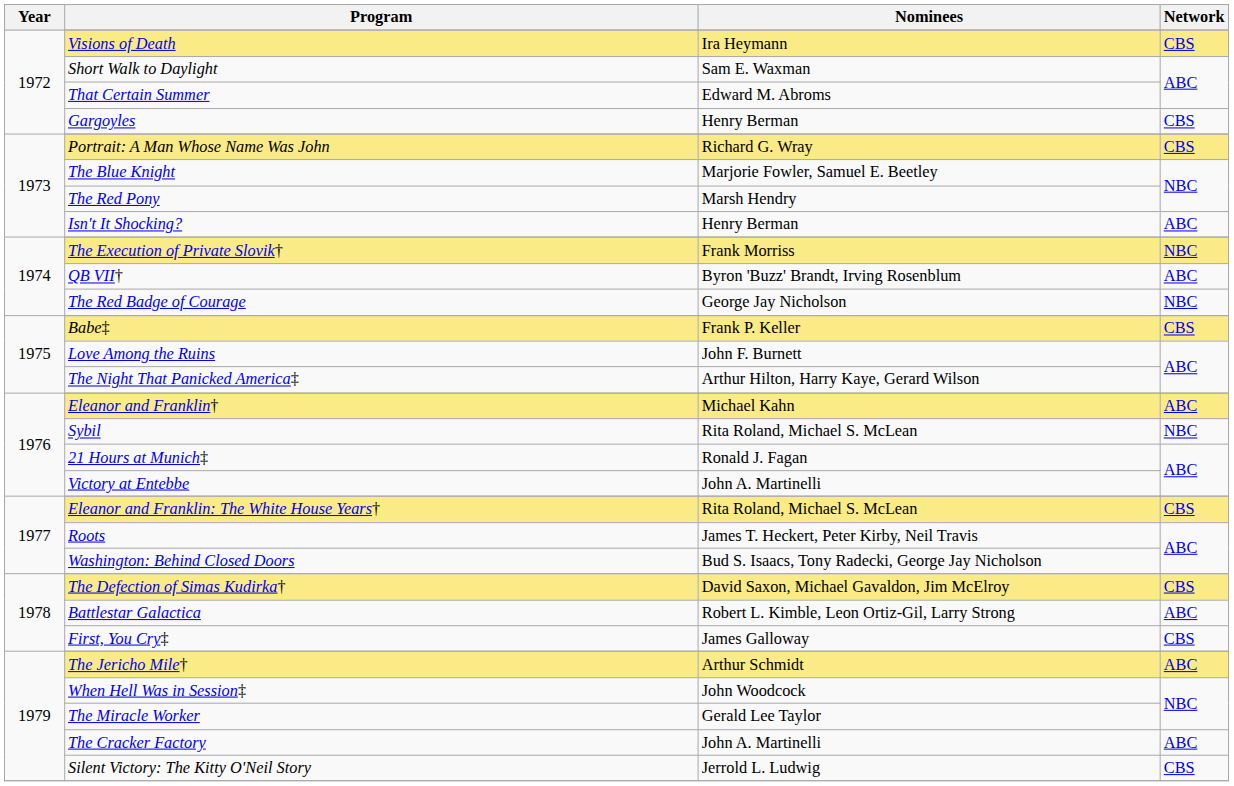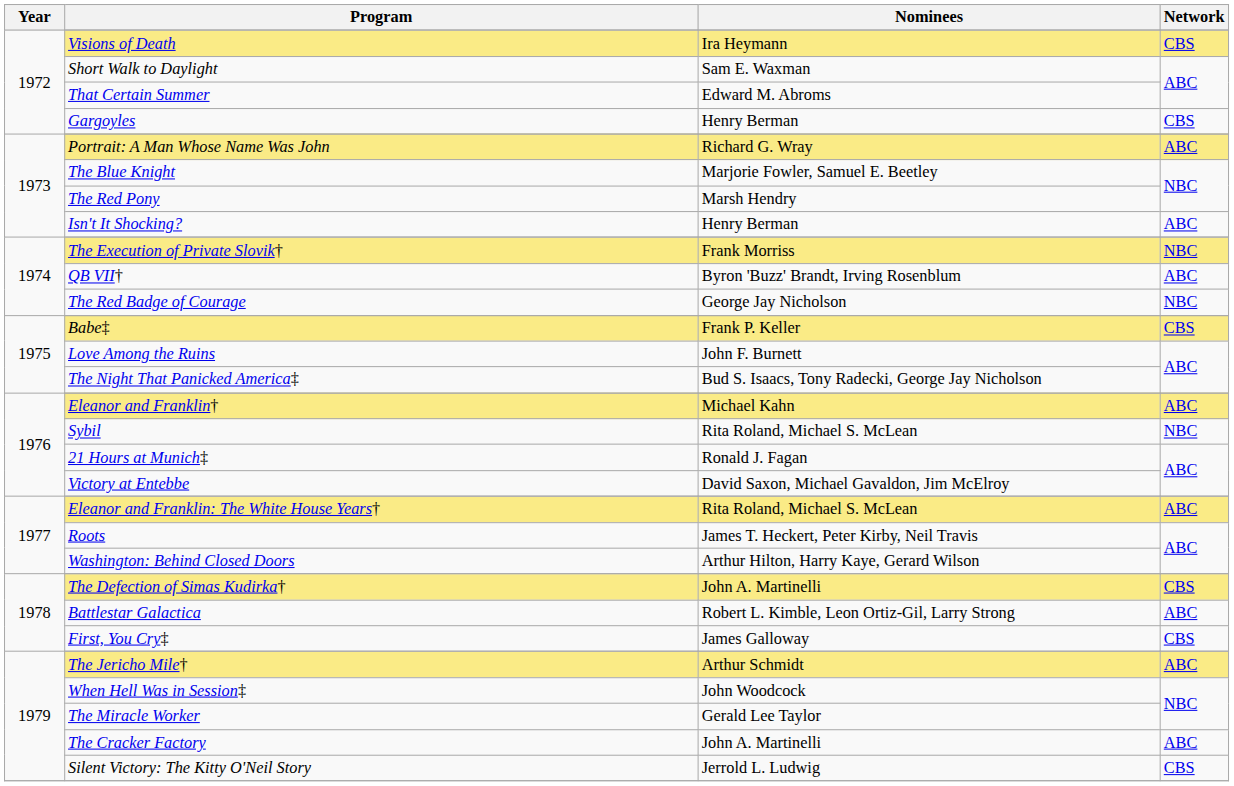(1179, 146) CBS -> (1181, 146) ABC
(841, 379) Arthur Hilton, Harry Kaye, Gerard Wilson -> (872, 379) Bud S. Isaacs, Tony Radecki, George Jay Nicholson
(761, 483) John A. Martinelli -> (856, 483) David Saxon, Michael Gavaldon, Jim McElroy
(1179, 509) CBS -> (1181, 509) ABC
(872, 560) Bud S. Isaacs, Tony Radecki, George Jay Nicholson -> (841, 560) Arthur Hilton, Harry Kaye, Gerard Wilson
(856, 586) David Saxon, Michael Gavaldon, Jim McElroy -> (761, 586) John A. Martinelli
